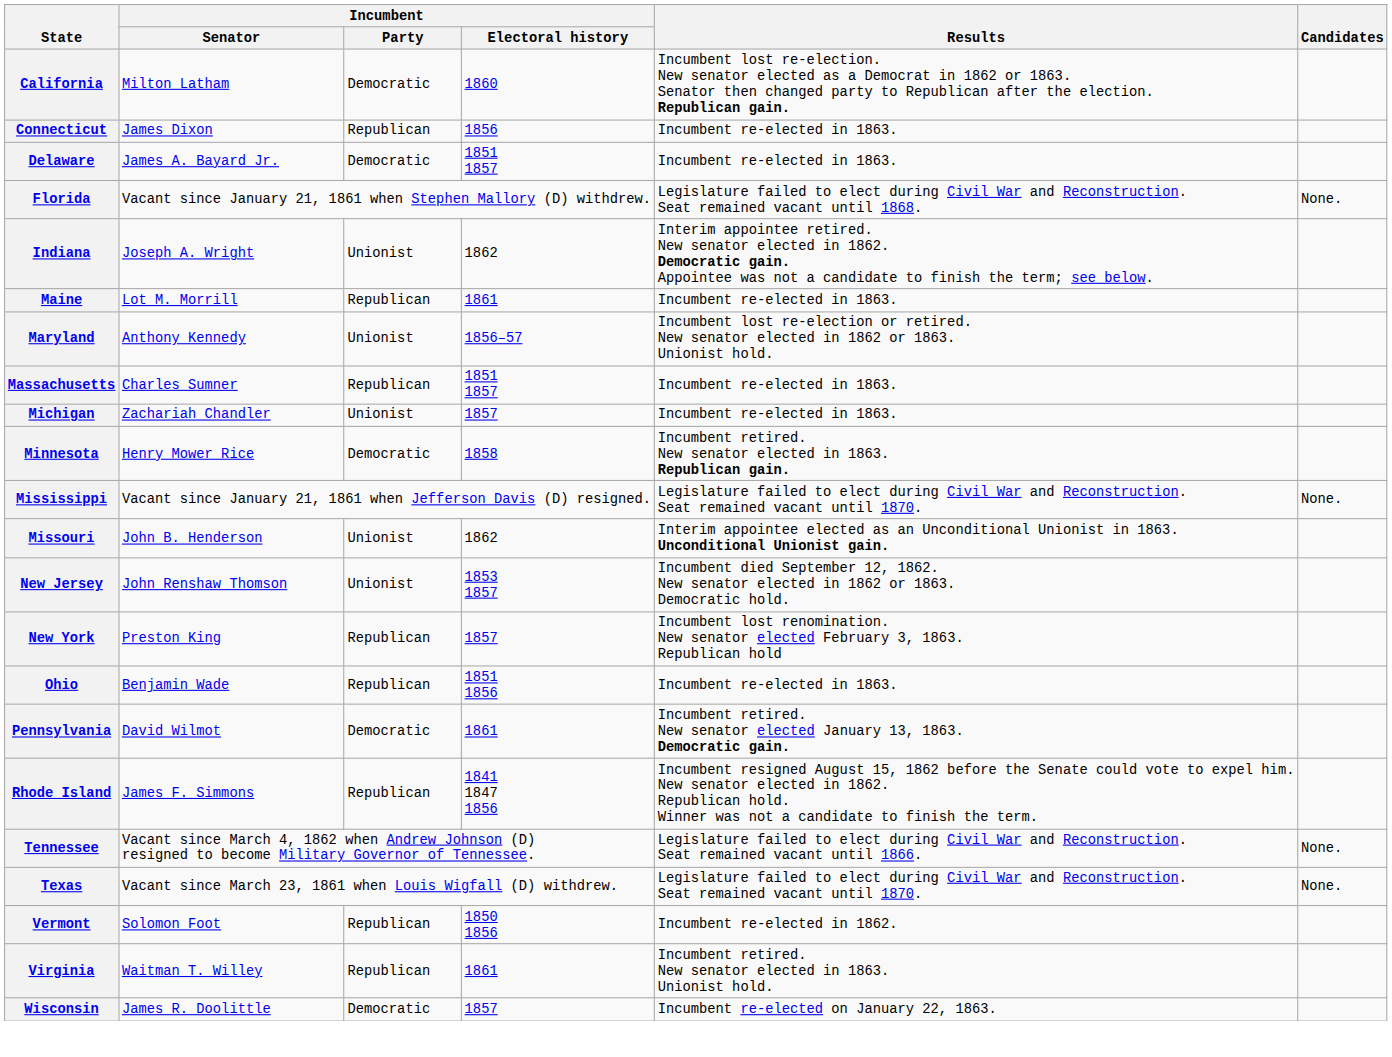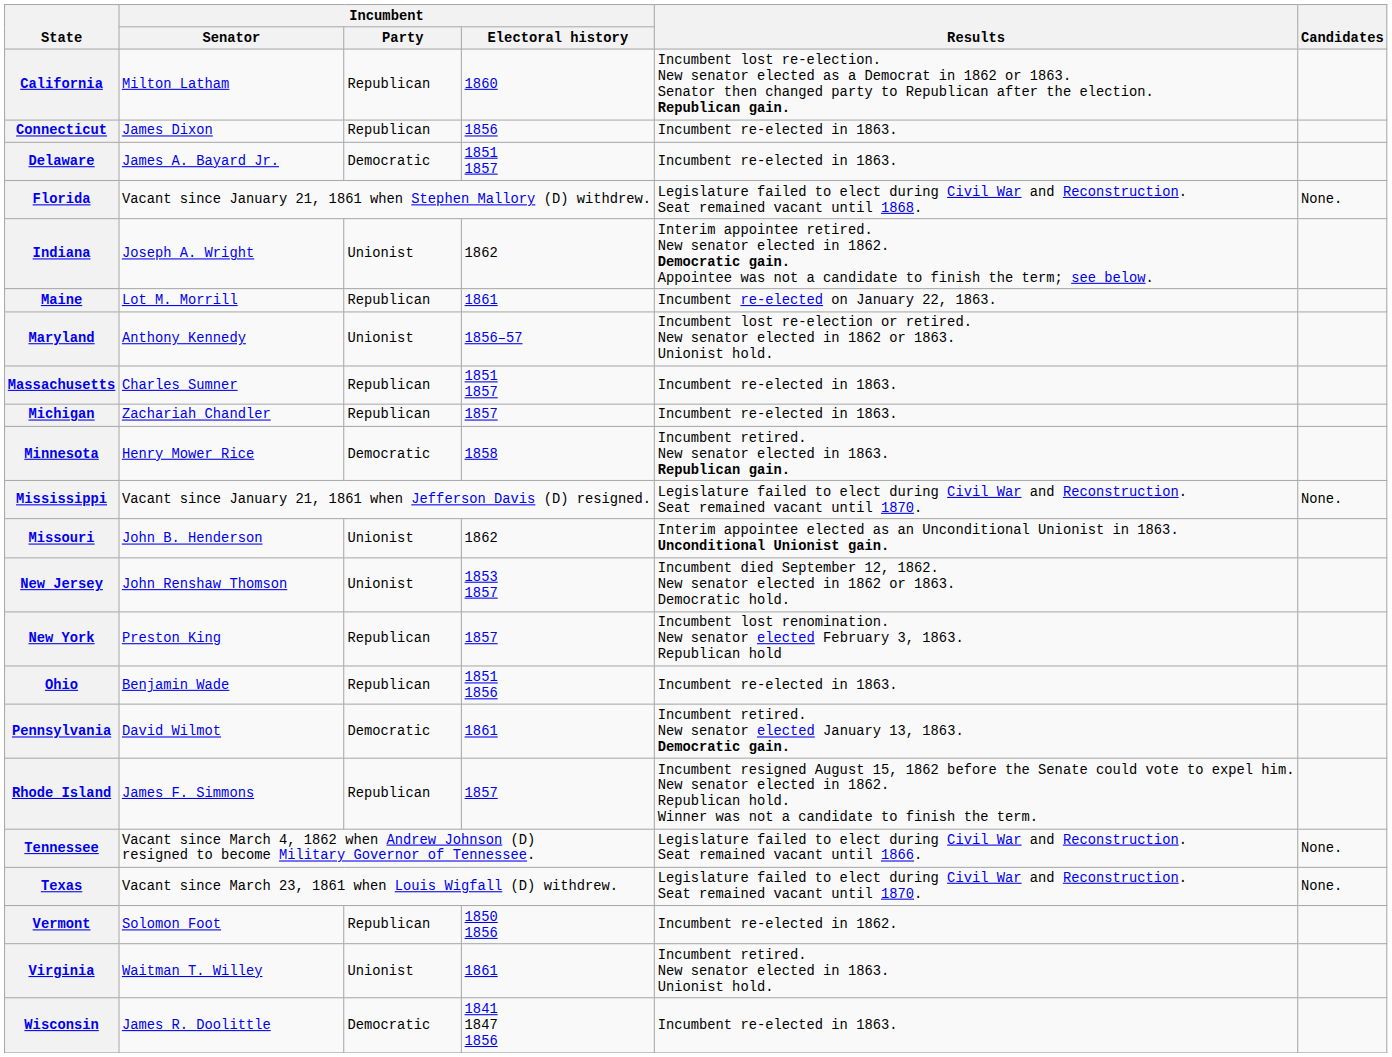(389, 85) Democratic -> (389, 85) Republican
(778, 300) Incumbent re-elected in 1863. -> (827, 300) Incumbent re-elected on January 22, 1863.
(381, 415) Unionist -> (389, 415) Republican
(481, 794) 1841 1847 1856 -> (481, 794) 1857
(389, 971) Republican -> (381, 971) Unionist
(481, 1009) 1857 -> (481, 1025) 1841 1847 1856
(827, 1009) Incumbent re-elected on January 22, 1863. -> (778, 1025) Incumbent re-elected in 1863.
